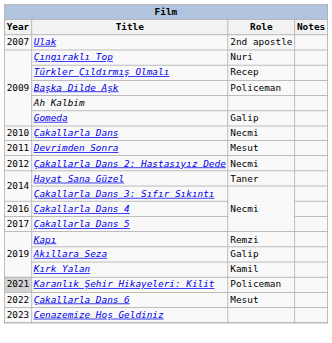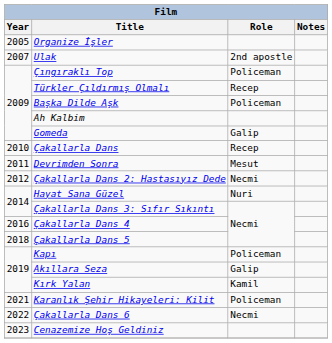+ row: (73, 43)
(242, 58) Nuri -> (256, 73) Policeman
(244, 134) Necmi -> (244, 149) Recep
(244, 179) Taner -> (242, 194) Nuri
(18, 224) 2017 -> (18, 240) 2018
(244, 240) Remzi -> (256, 255) Policeman
(18, 285) lightgrey background -> (18, 300) no background
(244, 300) Mesut -> (244, 315) Necmi
